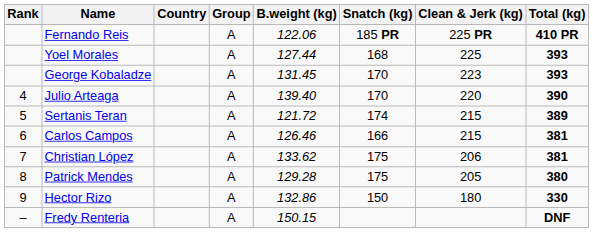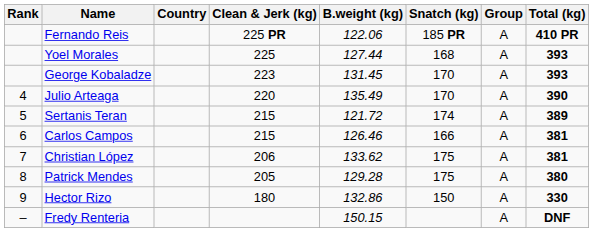columns swapped: (231, 14) <-> (471, 14)
(297, 95) 139.40 -> (363, 95) 135.49
